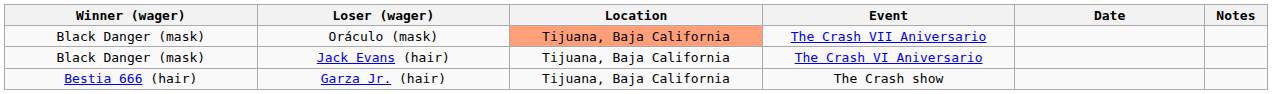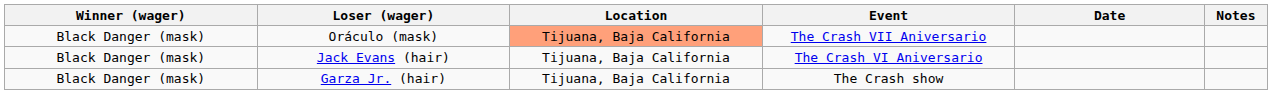(131, 79) Bestia 666 (hair) -> (131, 79) Black Danger (mask)
